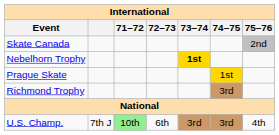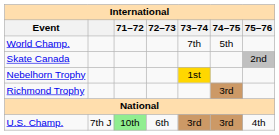+ row: (38, 43)
(194, 59) bold -> (194, 75) normal
- row: (37, 75)
